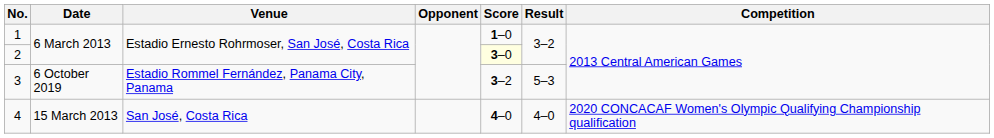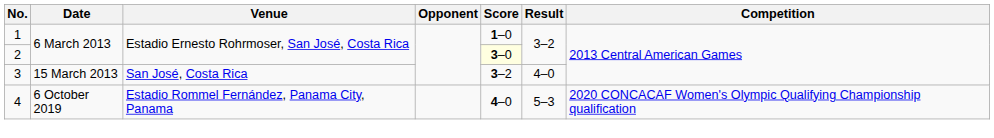(61, 81) 6 October 2019 -> (76, 74) 15 March 2013
(245, 81) Estadio Rommel Fernández, Panama City, Panama -> (187, 74) San José, Costa Rica
(544, 81) 5–3 -> (544, 74) 4–0
(76, 116) 15 March 2013 -> (61, 101) 6 October 2019
(187, 116) San José, Costa Rica -> (245, 101) Estadio Rommel Fernández, Panama City, Panama
(544, 116) 4–0 -> (544, 101) 5–3
